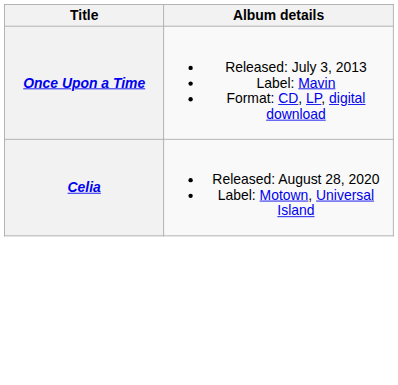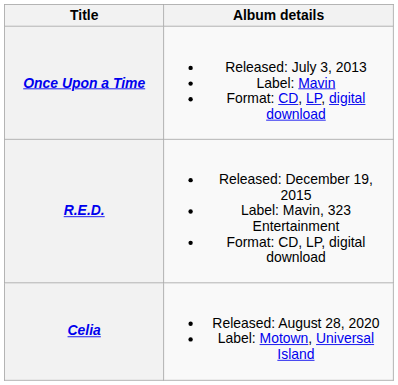+ row: (84, 211)
